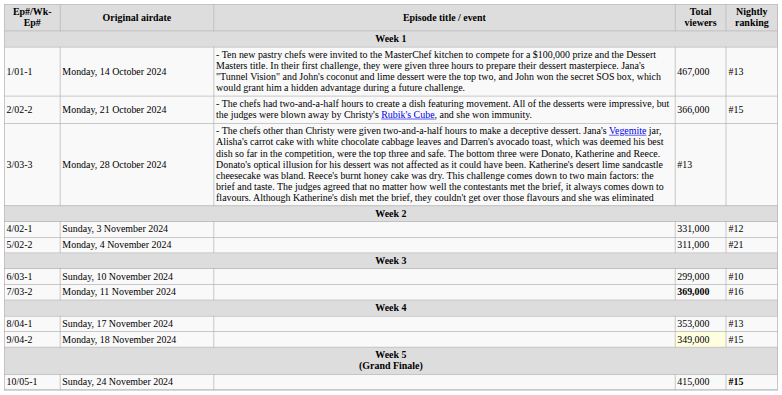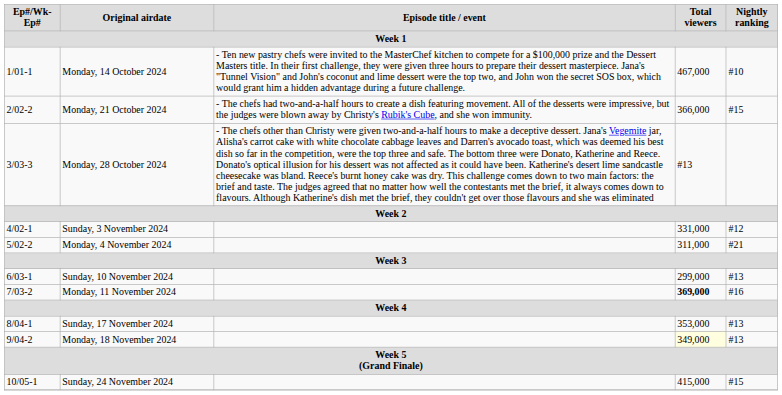(736, 71) #13 -> (736, 71) #10
(736, 276) #10 -> (736, 276) #13
(736, 339) #15 -> (736, 339) #13
(736, 382) bold -> (736, 382) normal
